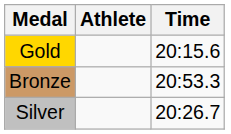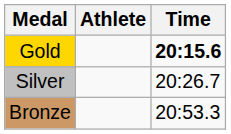(188, 50) normal -> (188, 50) bold
rows swapped: (40, 112) <-> (40, 81)
